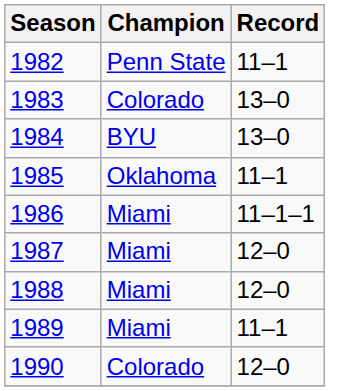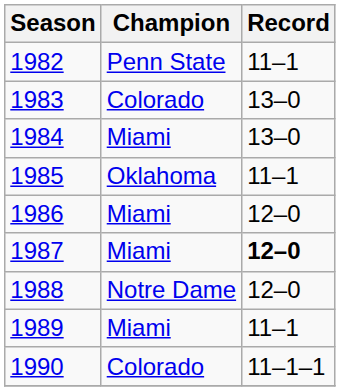(131, 137) BYU -> (139, 137) Miami
(276, 213) 11–1–1 -> (274, 213) 12–0
(263, 251) normal -> (274, 251) bold
(139, 289) Miami -> (171, 289) Notre Dame
(263, 366) 12–0 -> (286, 366) 11–1–1
